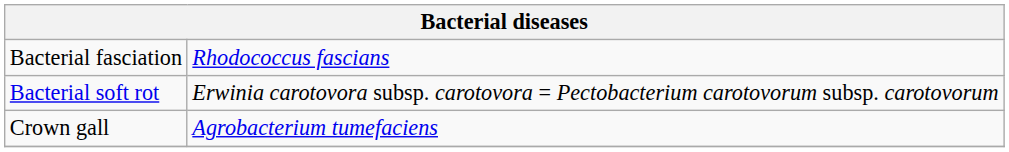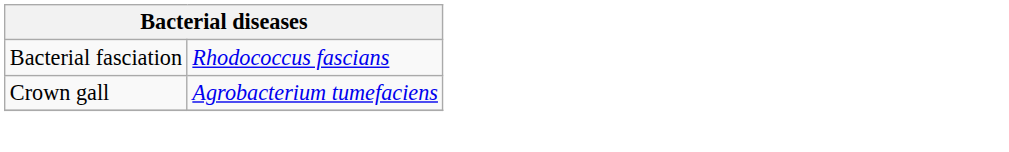- row: (85, 92)
